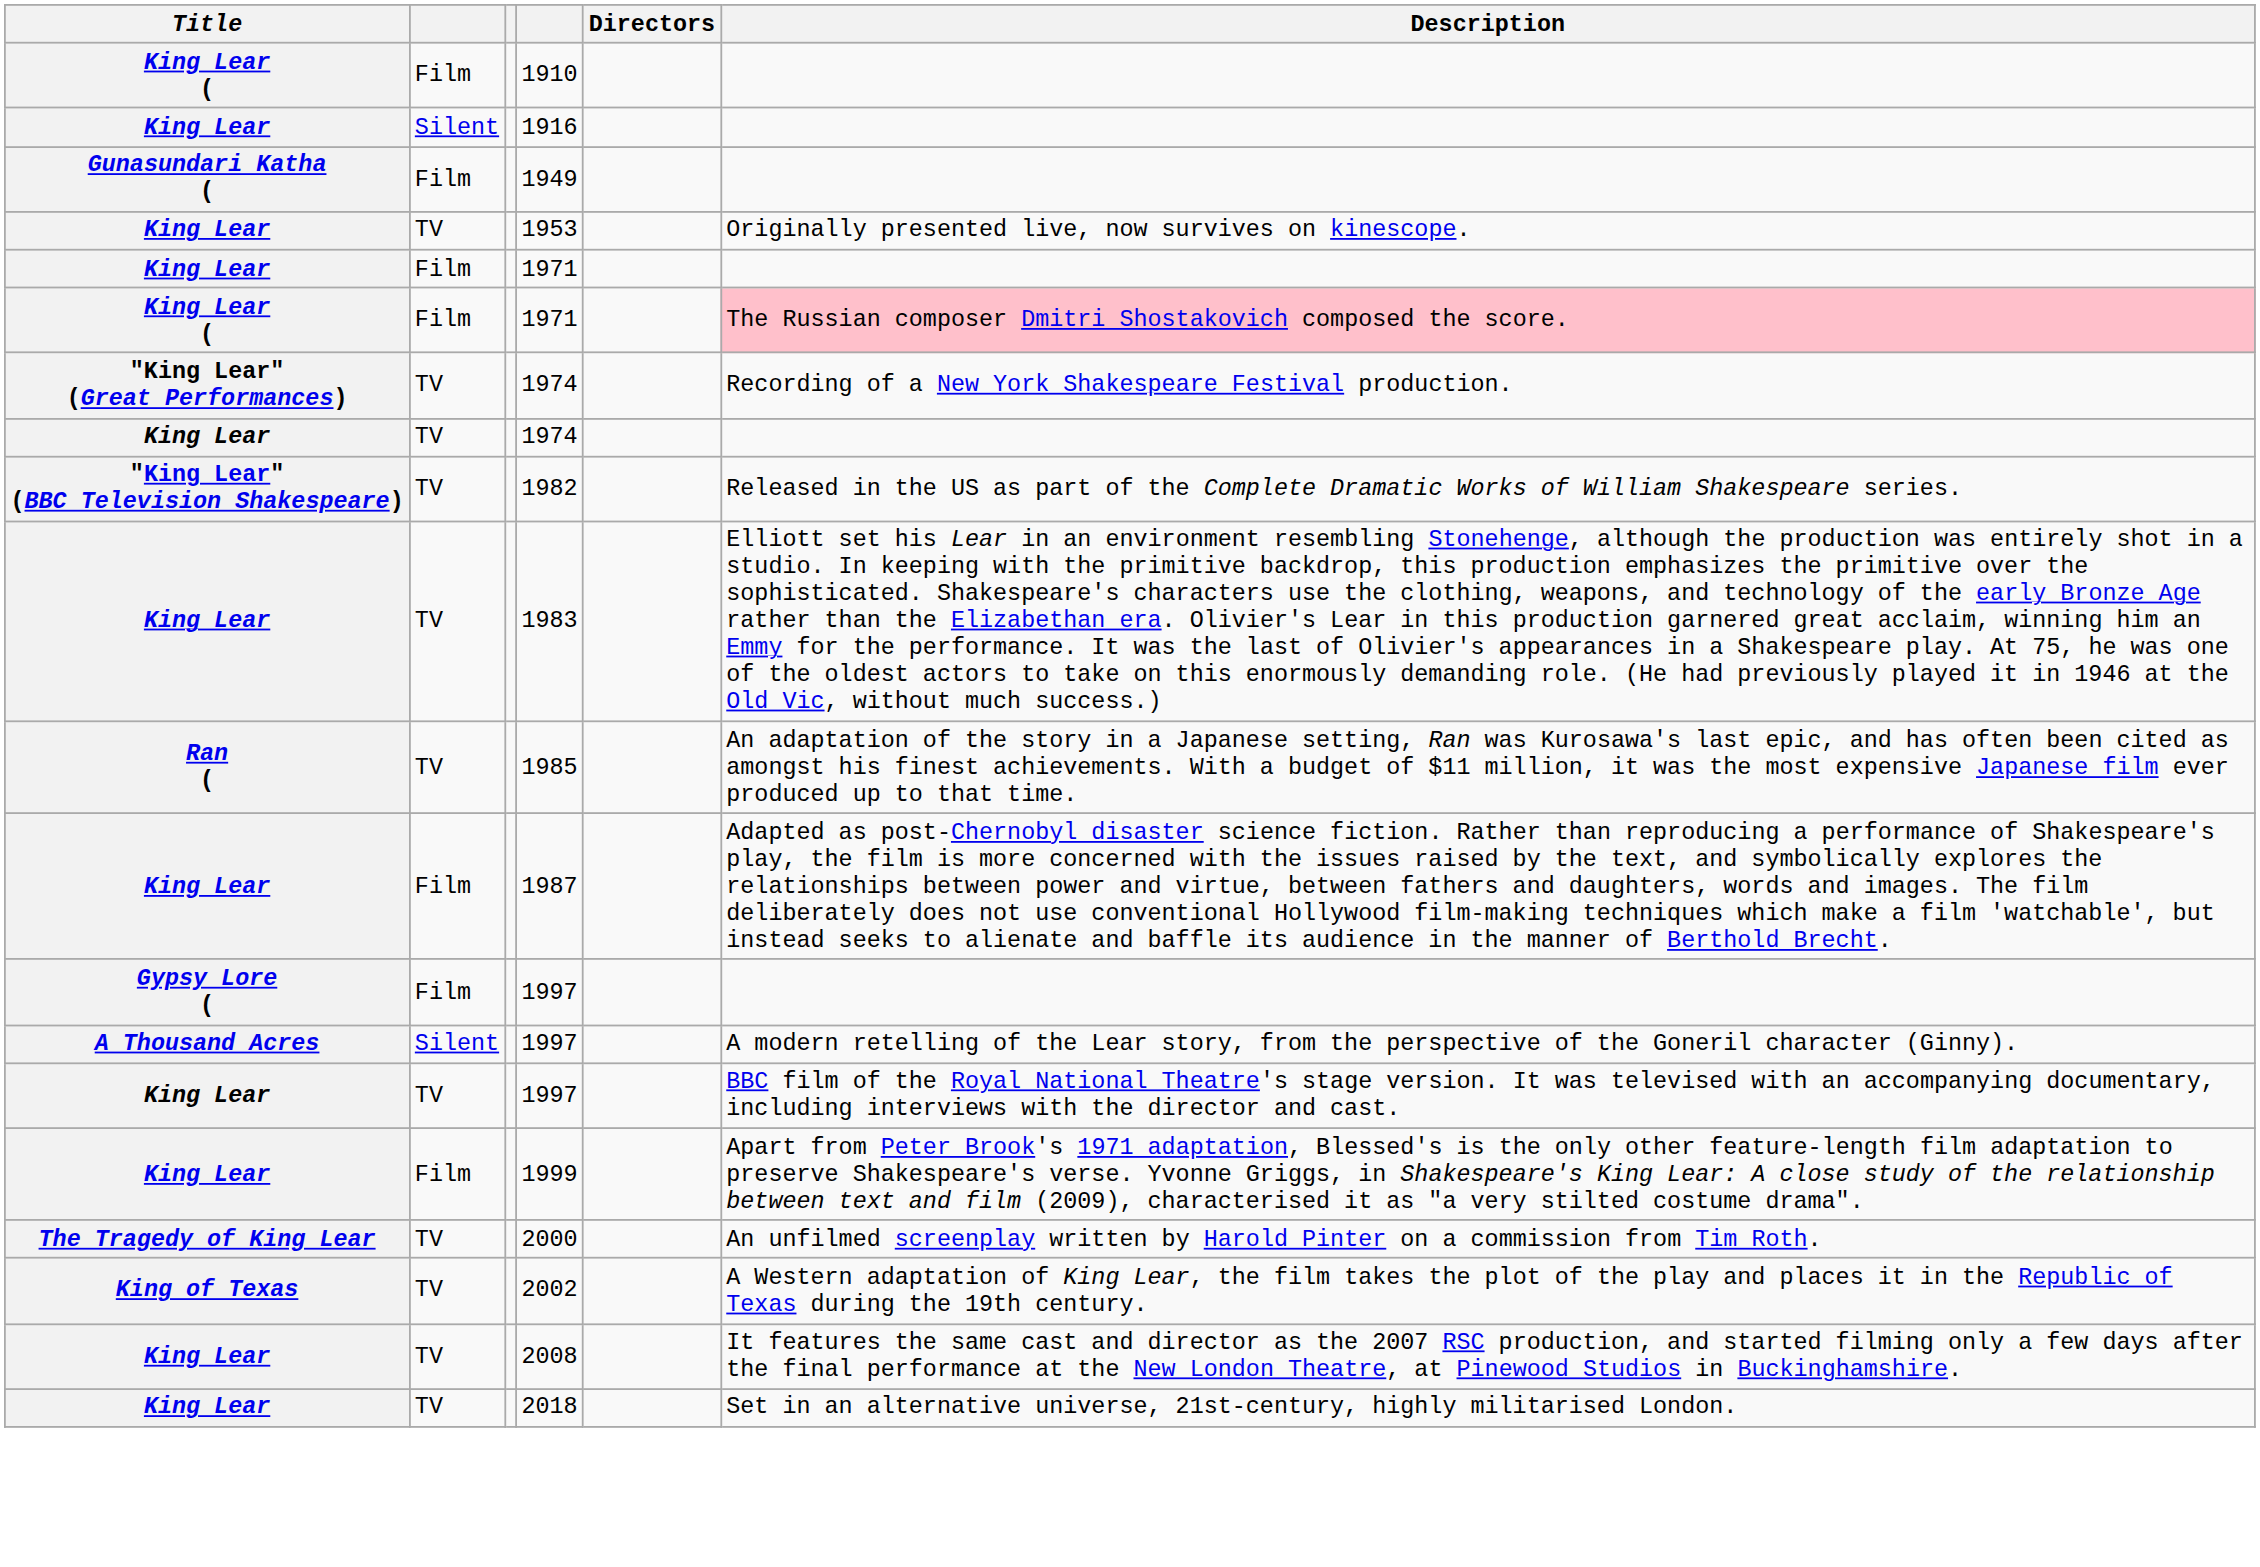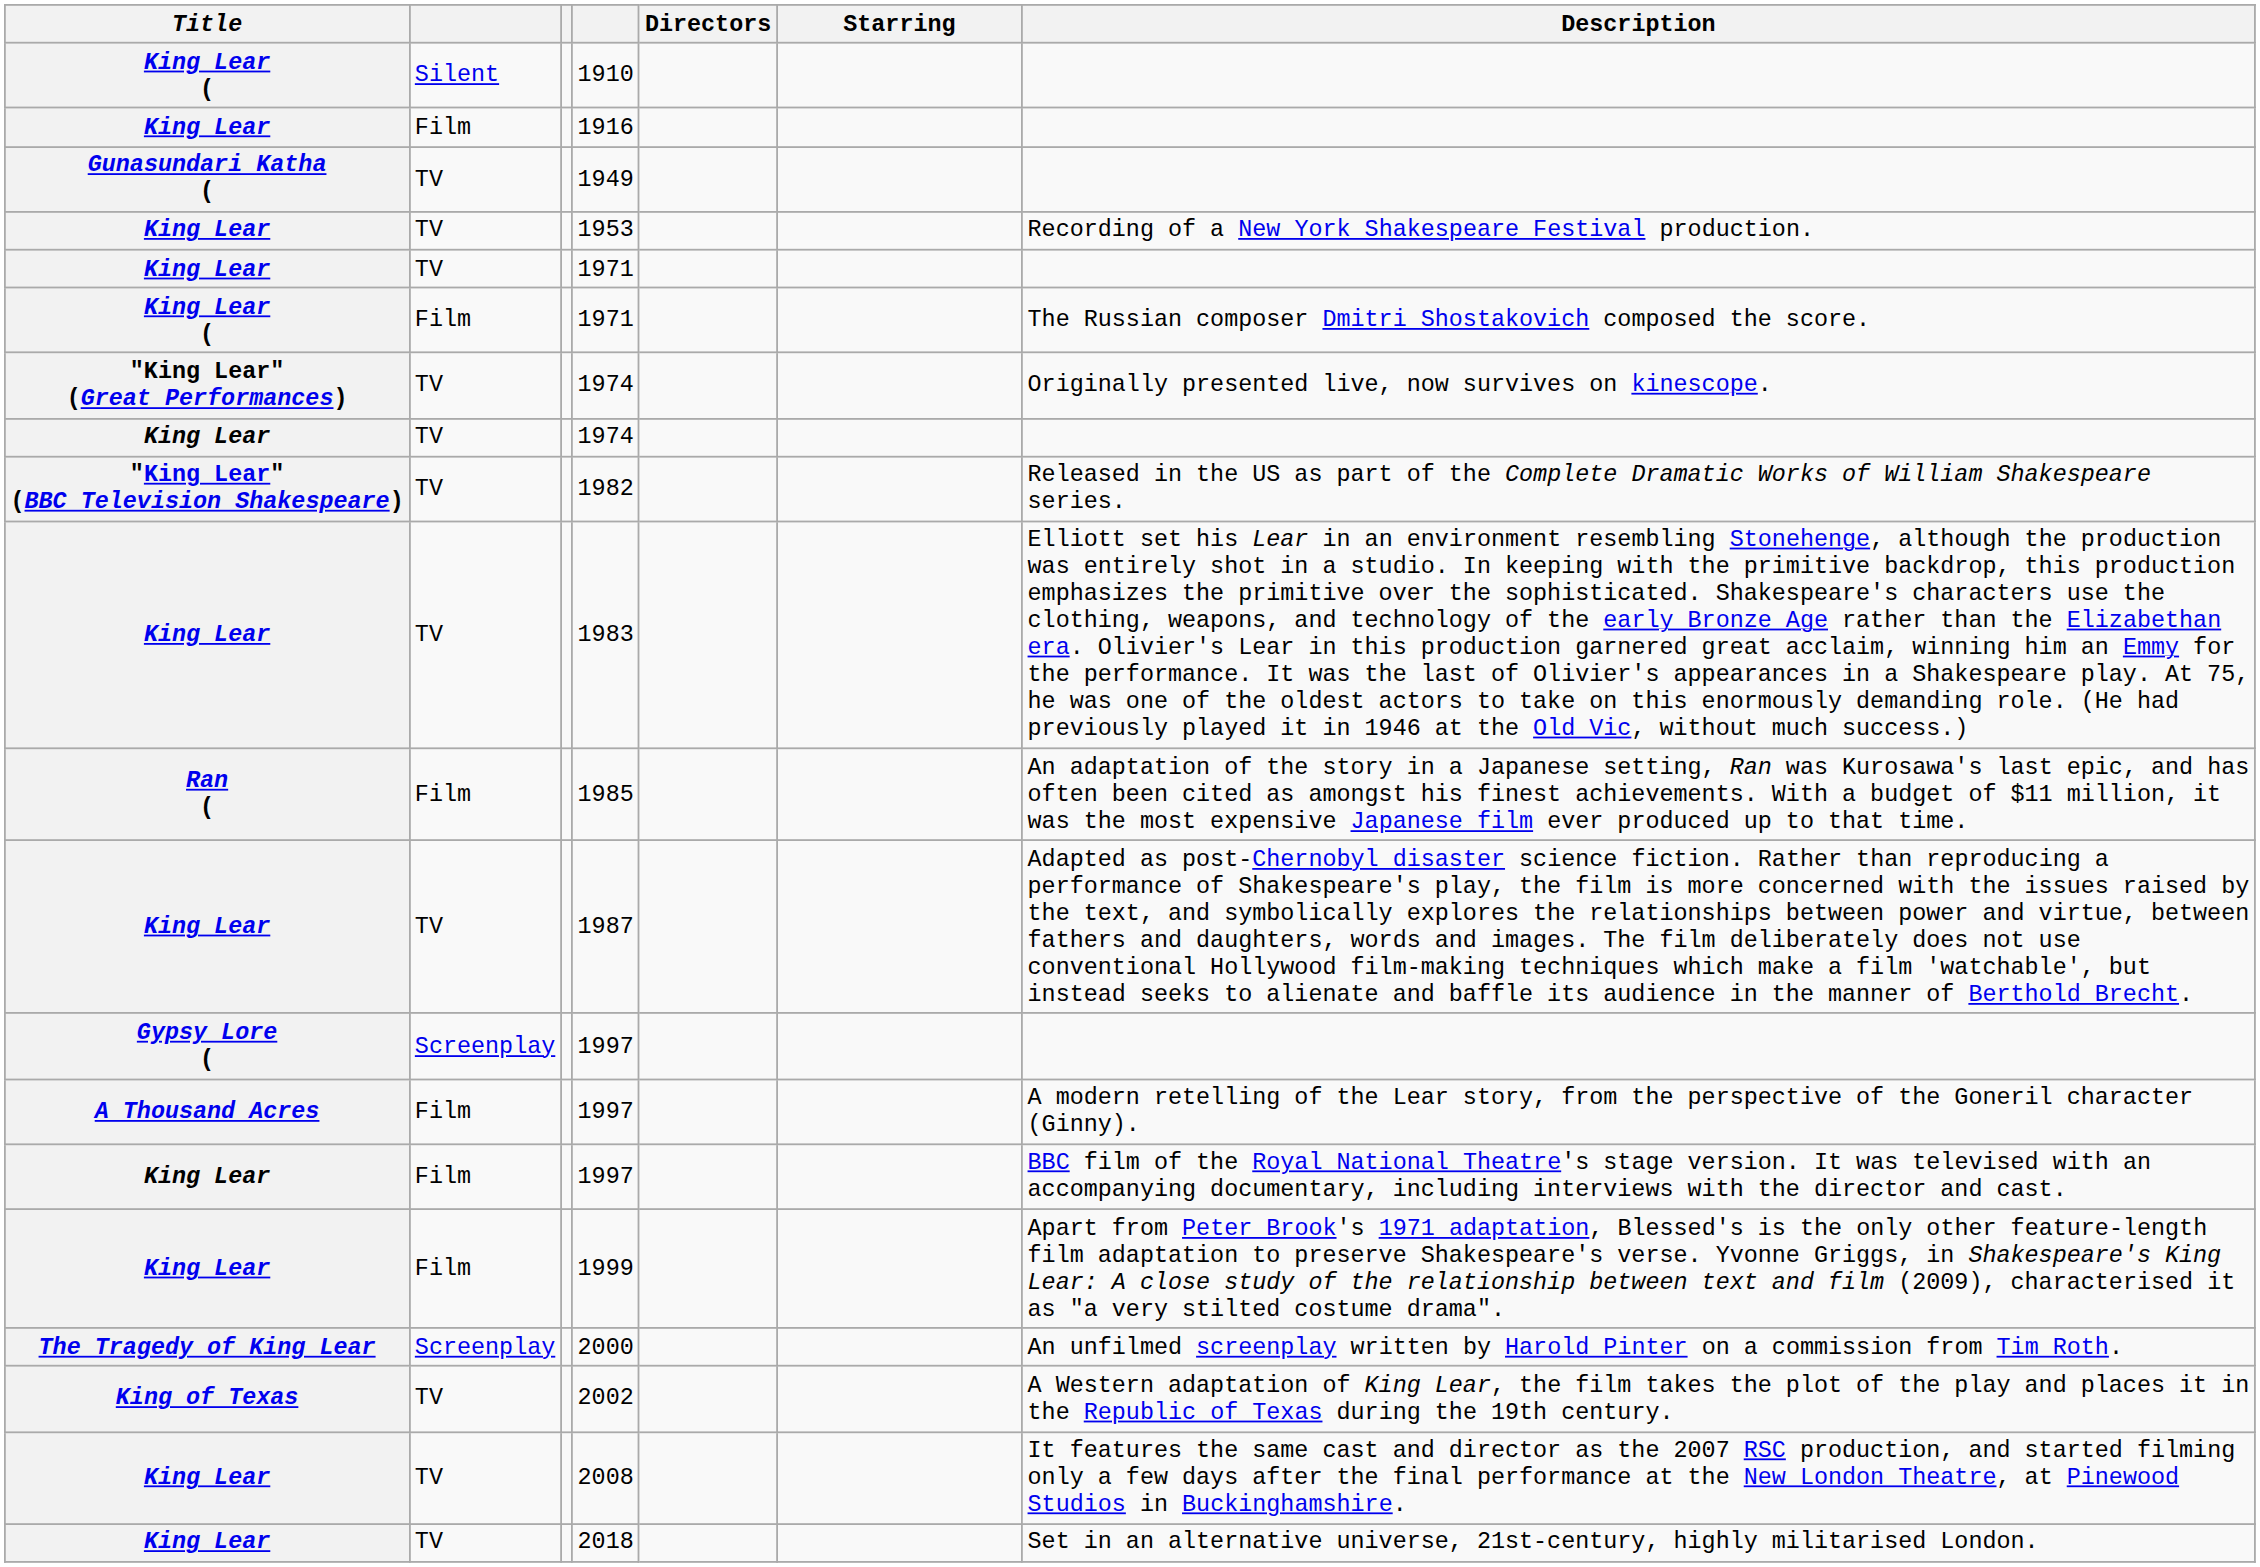+ column: (899, 24)
(443, 76) Film -> (457, 76) Silent
(457, 127) Silent -> (443, 127) Film
(443, 179) Film -> (429, 179) TV
(1098, 231) Originally presented live, now survives on kinescope. -> (1421, 231) Recording of a New York Shakespeare Festival production.
(443, 269) Film -> (429, 269) TV
(1148, 320) pink background -> (1449, 320) no background
(1119, 385) Recording of a New York Shakespeare Festival production. -> (1400, 385) Originally presented live, now survives on kinescope.
(429, 767) TV -> (443, 794) Film
(443, 887) Film -> (429, 927) TV
(443, 992) Film -> (485, 1046) Screenplay
(457, 1044) Silent -> (443, 1111) Film
(429, 1096) TV -> (443, 1177) Film
(429, 1239) TV -> (485, 1347) Screenplay
